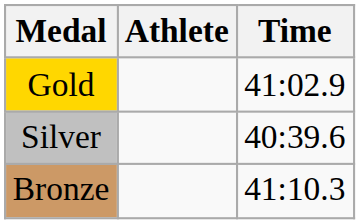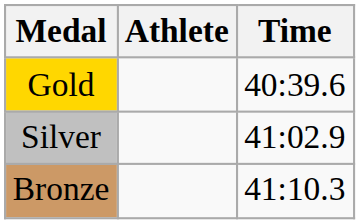(295, 84) 41:02.9 -> (295, 84) 40:39.6
(295, 137) 40:39.6 -> (295, 137) 41:02.9
